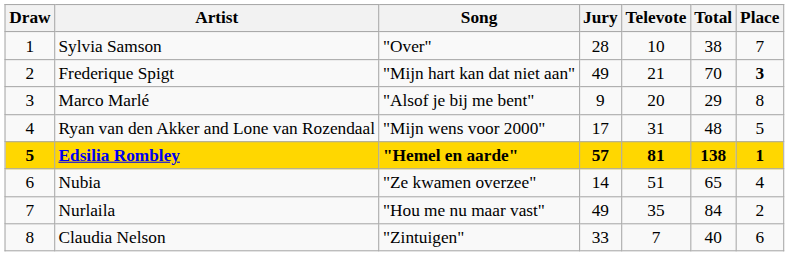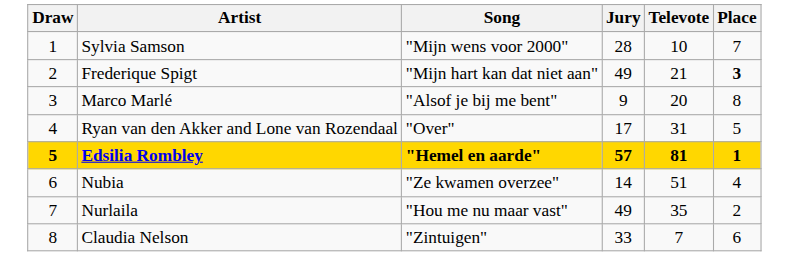- column: (713, 18)
(407, 45) "Over" -> (487, 45) "Mijn wens voor 2000"
(464, 127) "Mijn wens voor 2000" -> (430, 127) "Over"
